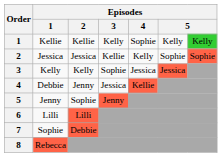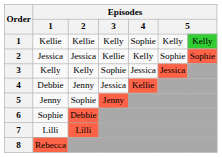(50, 115) Lilli -> (50, 115) Sophie
(83, 115) Lilli -> (83, 115) Debbie
(50, 130) Sophie -> (50, 130) Lilli
(83, 130) Debbie -> (83, 130) Lilli
